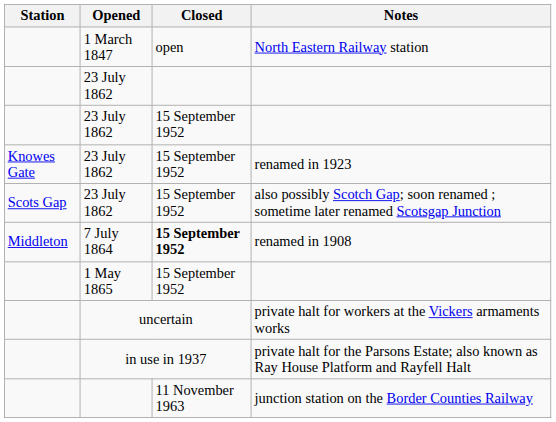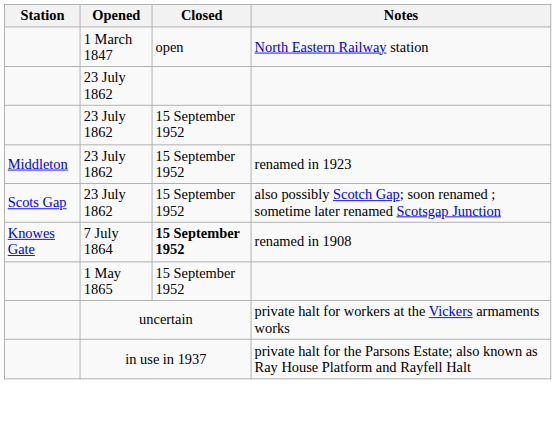(31, 163) Knowes Gate -> (38, 163) Middleton
(38, 242) Middleton -> (31, 242) Knowes Gate
- row: (116, 398)
